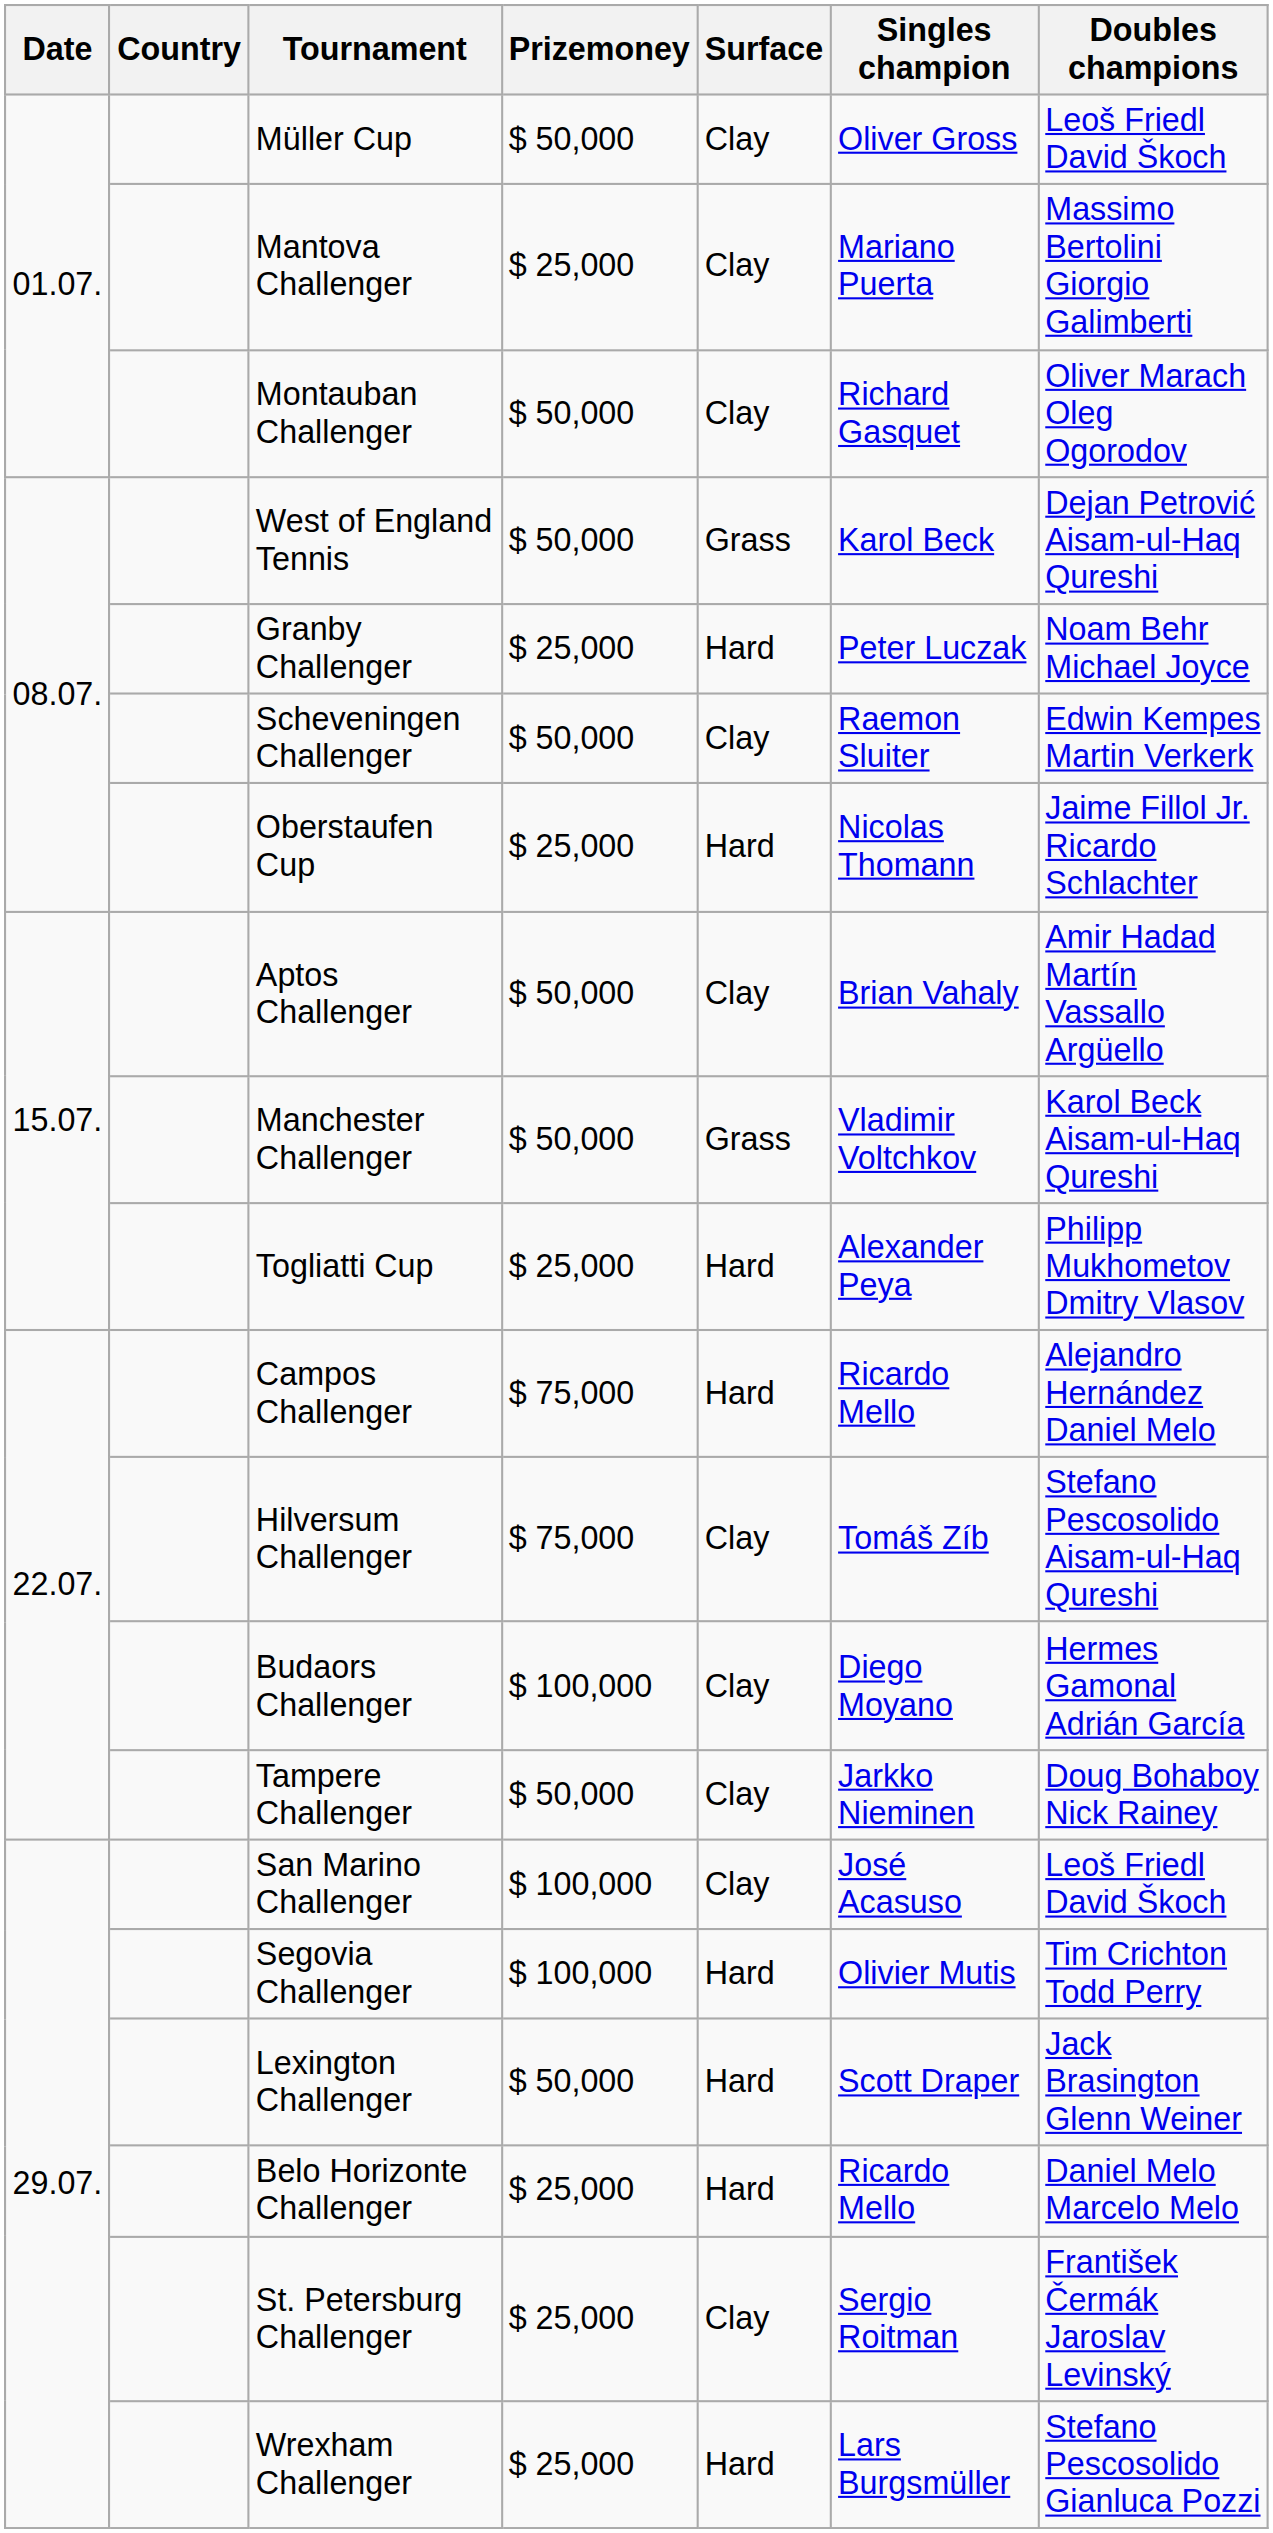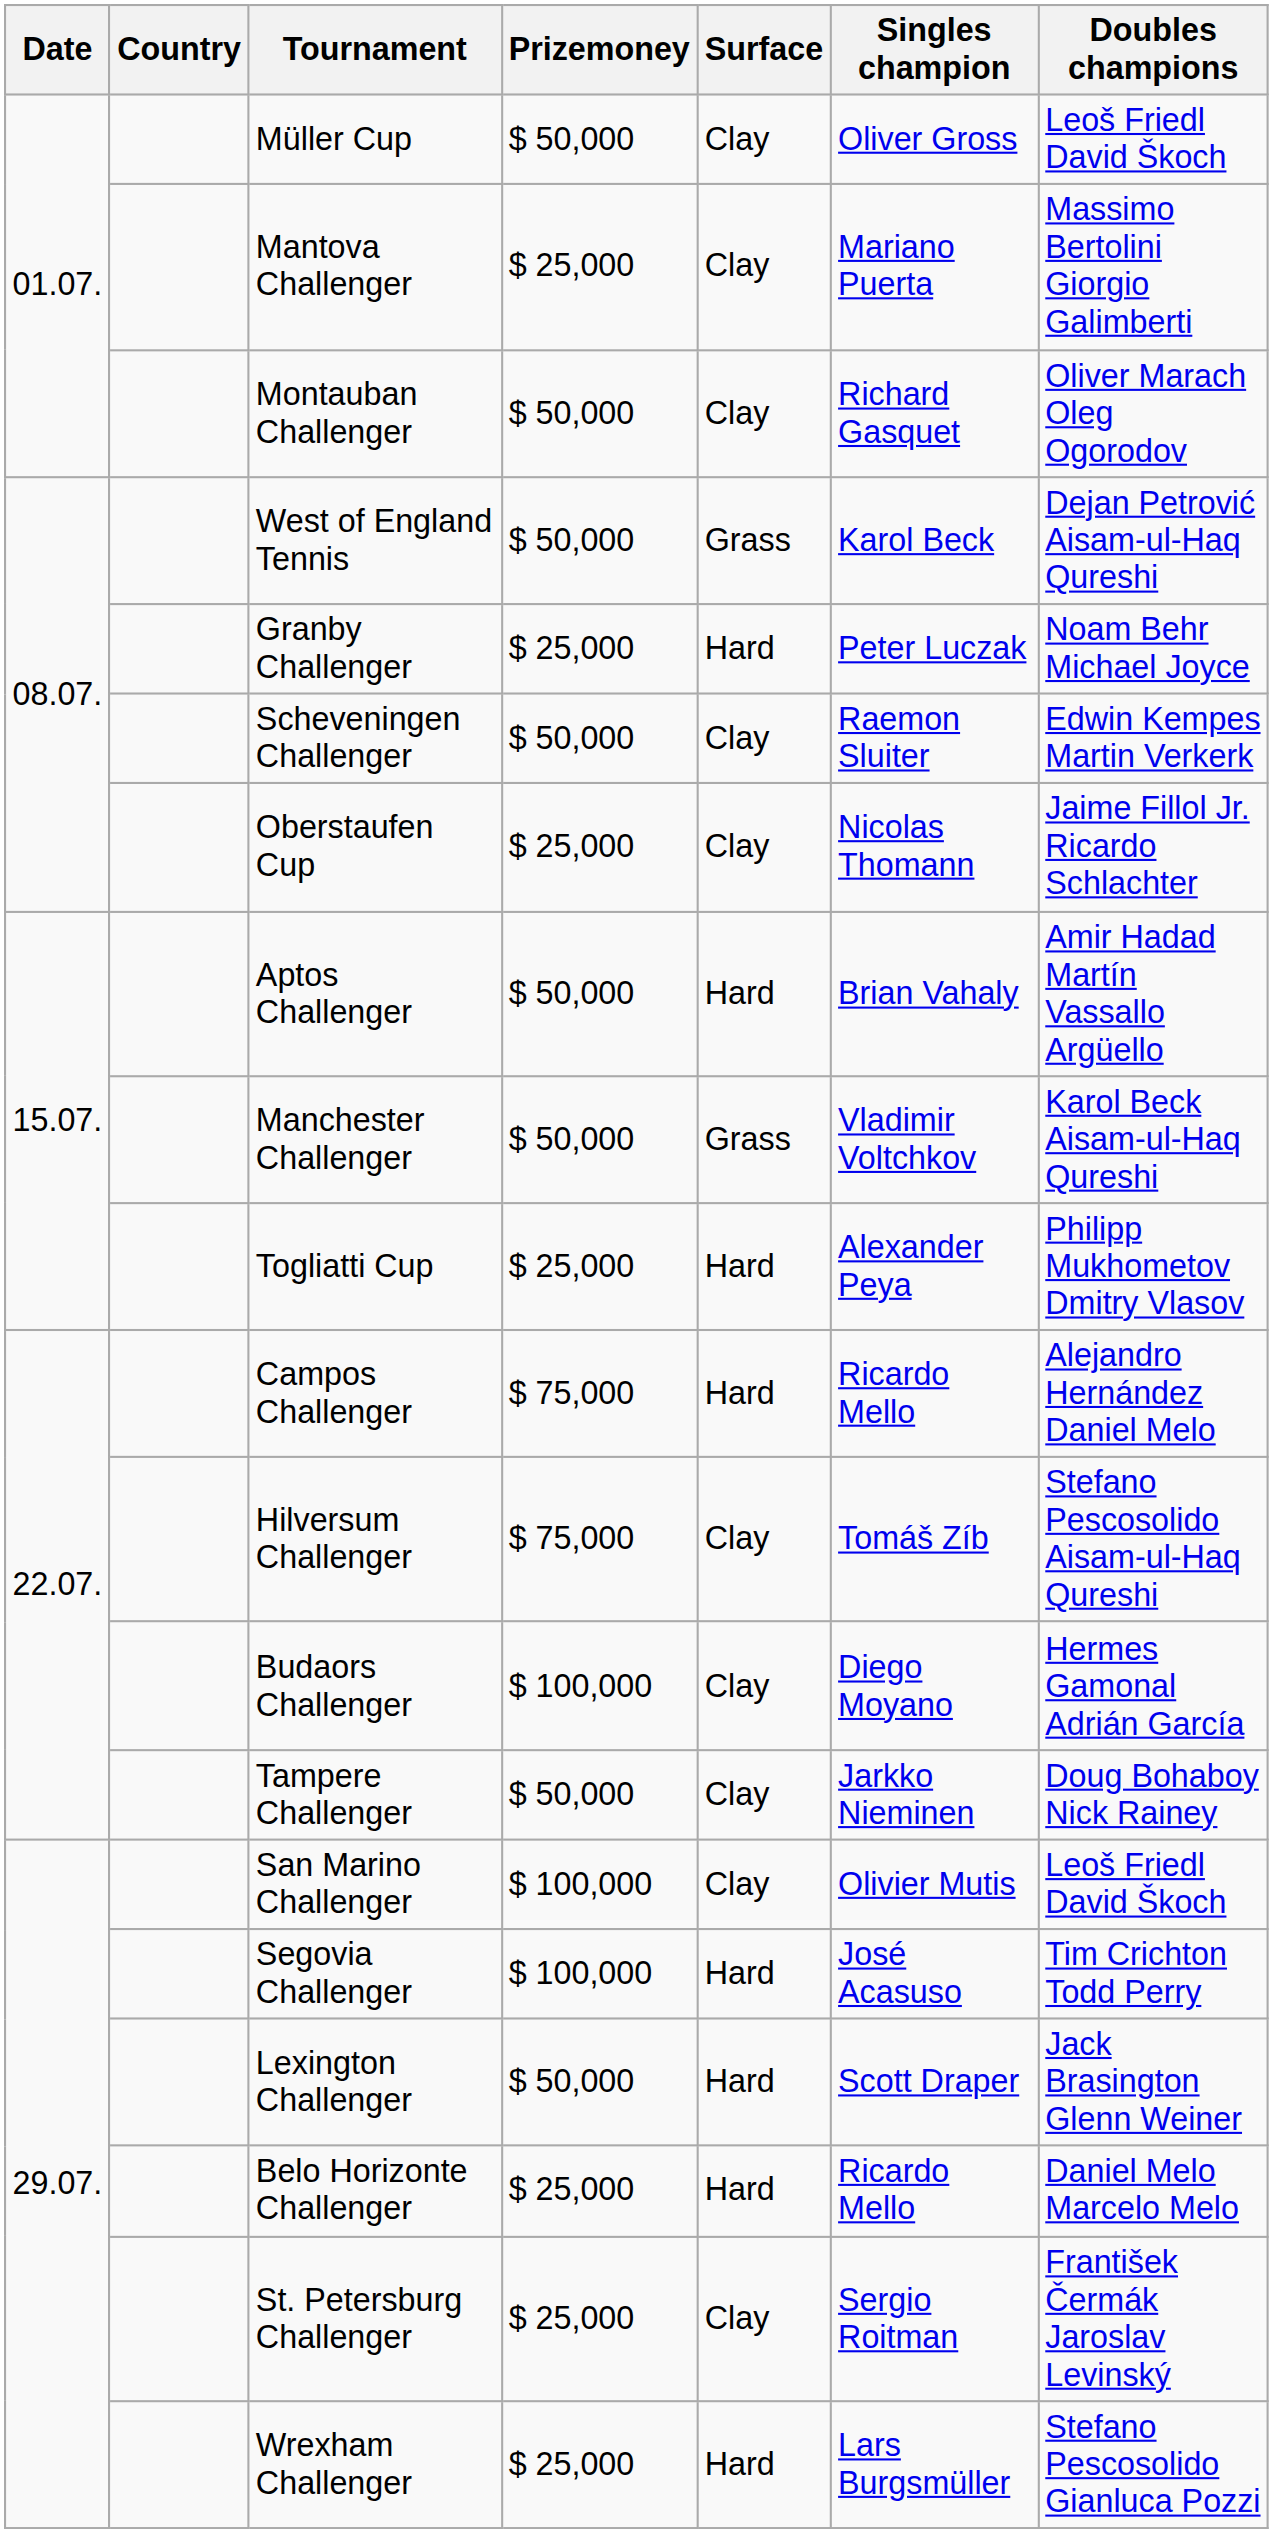(740, 846) Hard -> (737, 846) Clay
(737, 992) Clay -> (740, 992) Hard
(900, 1883) José Acasuso -> (927, 1883) Olivier Mutis
(927, 1972) Olivier Mutis -> (900, 1972) José Acasuso
